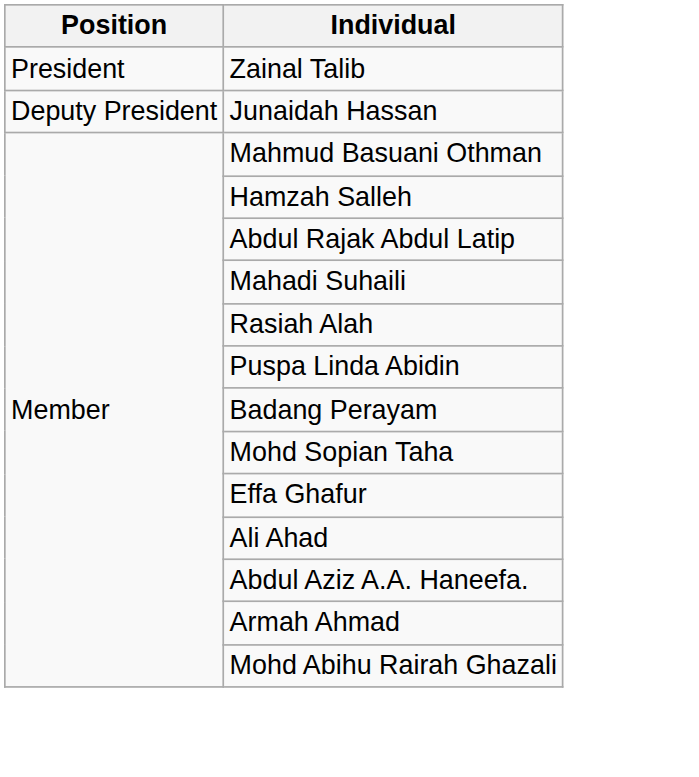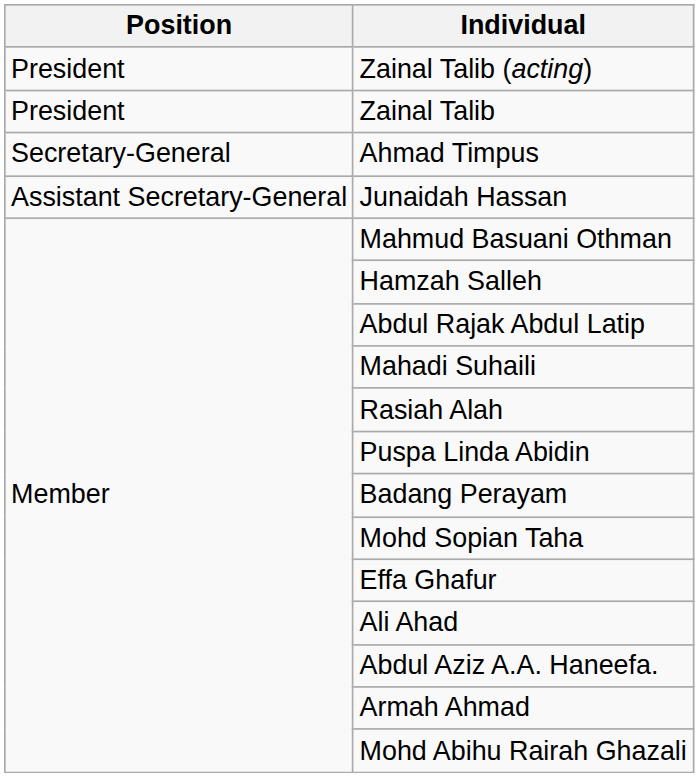+ row: (476, 68)
+ row: (449, 153)
(114, 111) Deputy President -> (179, 196) Assistant Secretary-General
